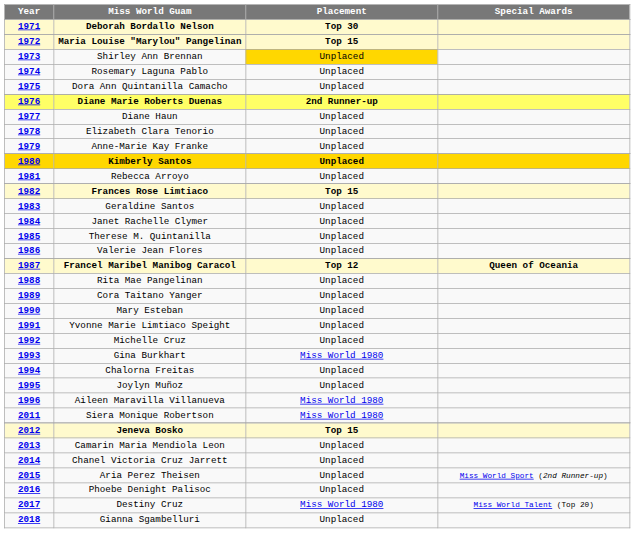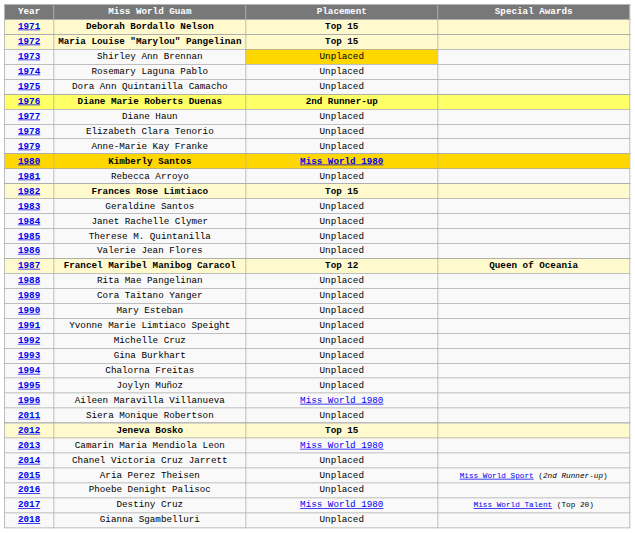(342, 27) Top 30 -> (342, 27) Top 15
(342, 162) Unplaced -> (342, 162) Miss World 1980
(342, 356) Miss World 1980 -> (342, 356) Unplaced
(342, 416) Miss World 1980 -> (342, 416) Unplaced
(342, 446) Unplaced -> (342, 446) Miss World 1980
